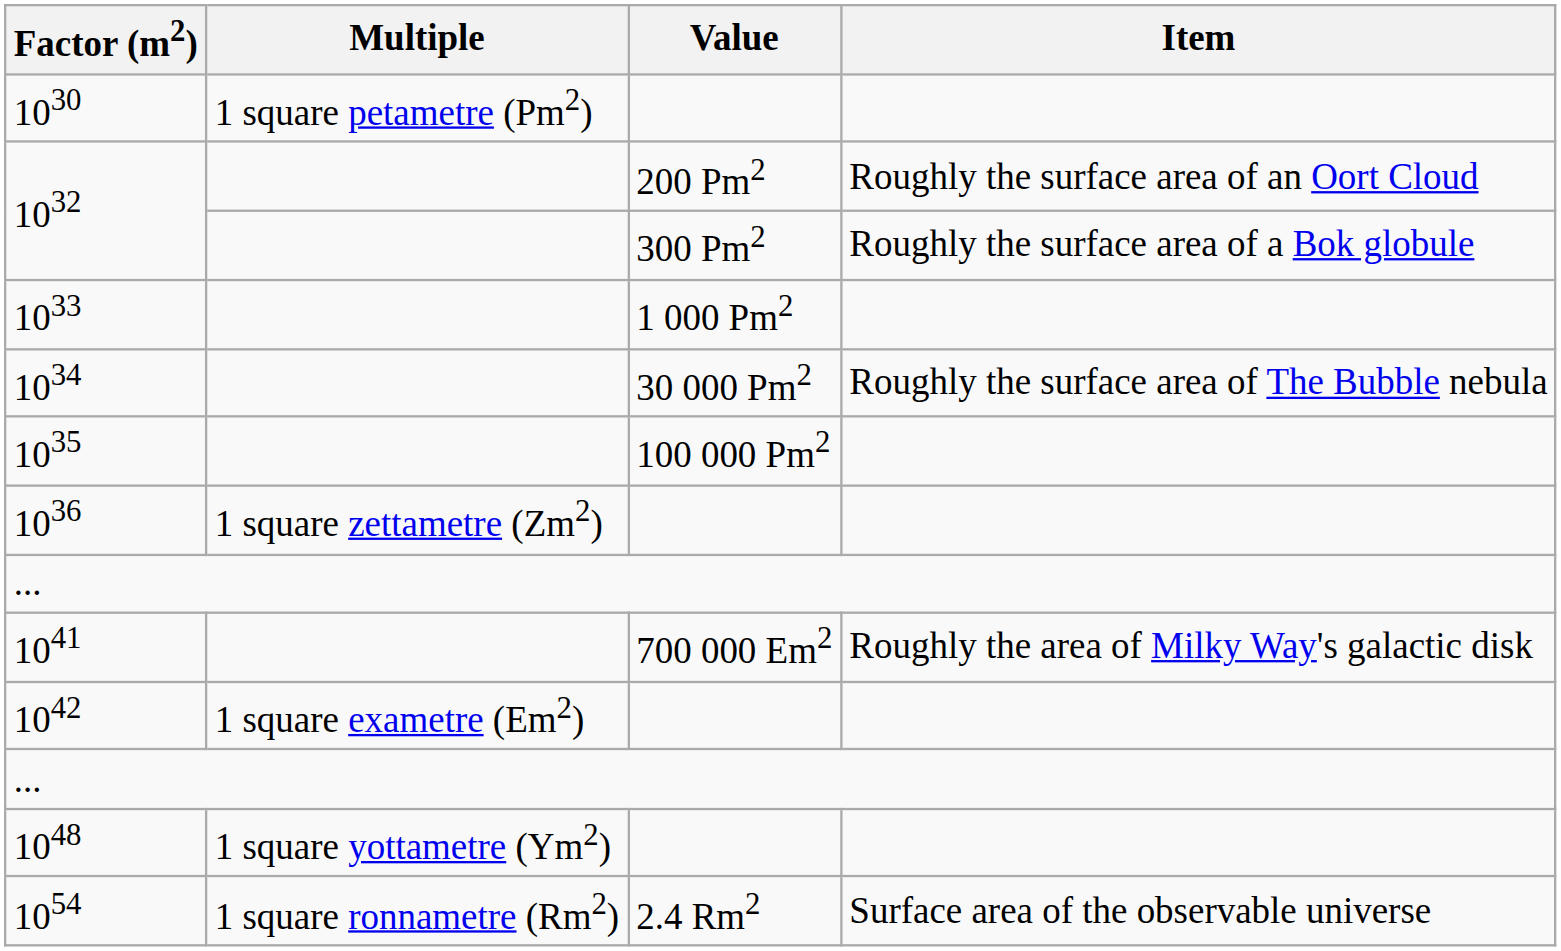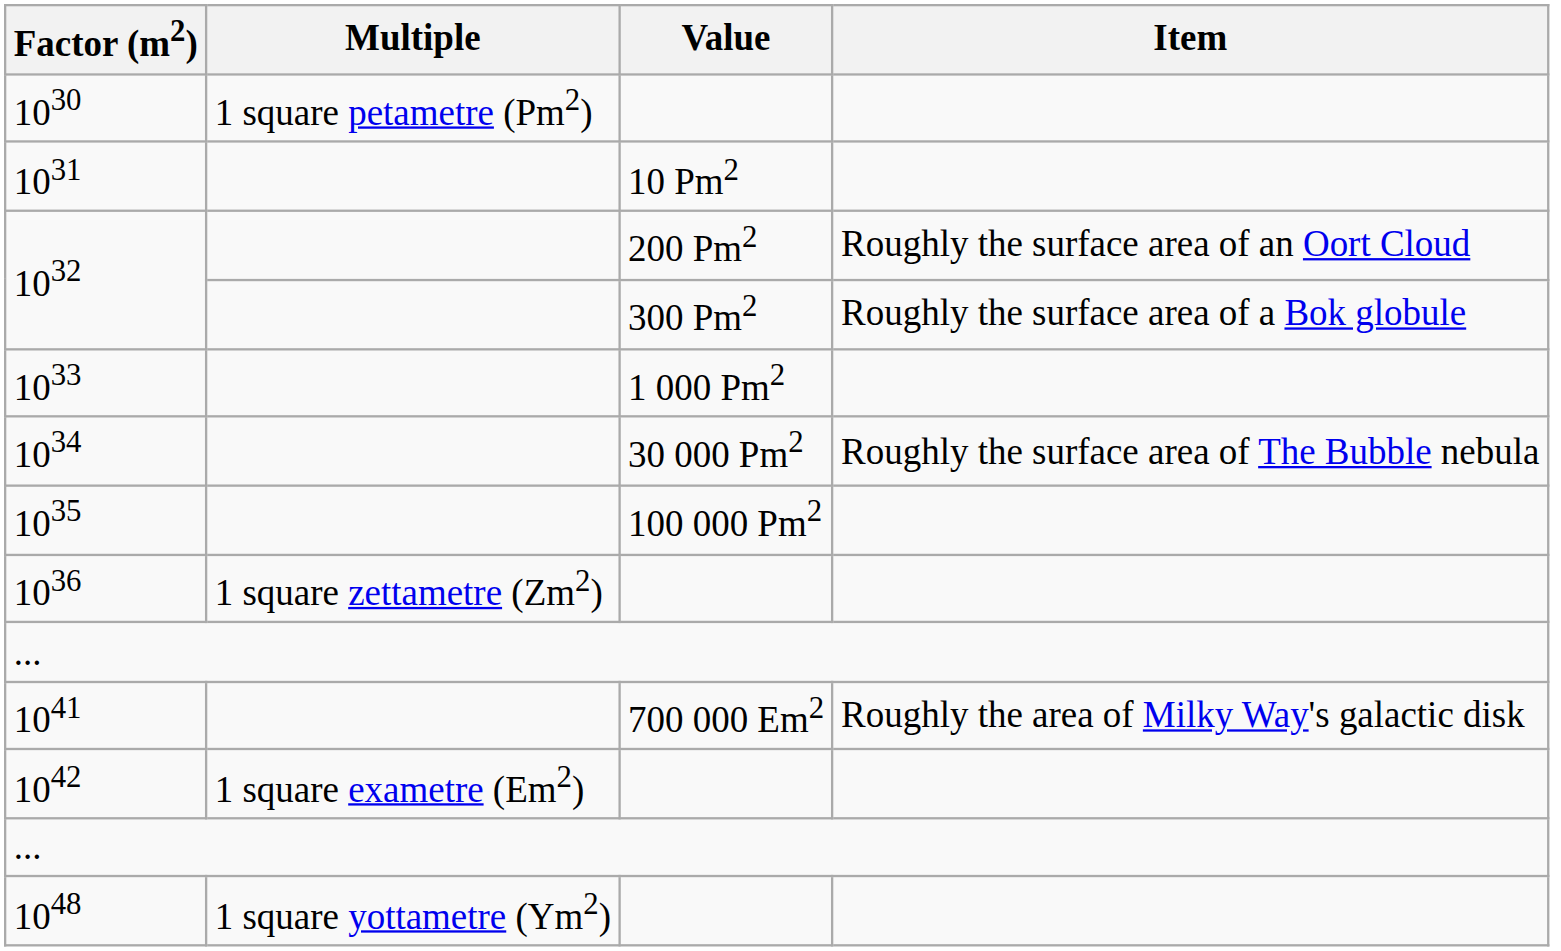+ row: (48, 176)
- row: (48, 910)
